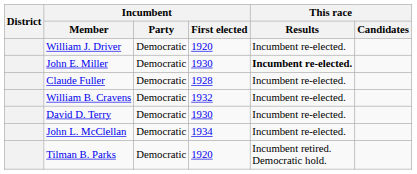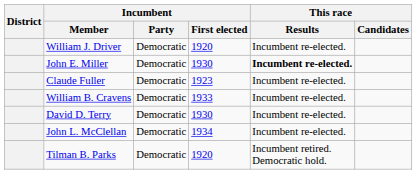(202, 81) 1928 -> (202, 81) 1923
(202, 98) 1932 -> (202, 98) 1933
